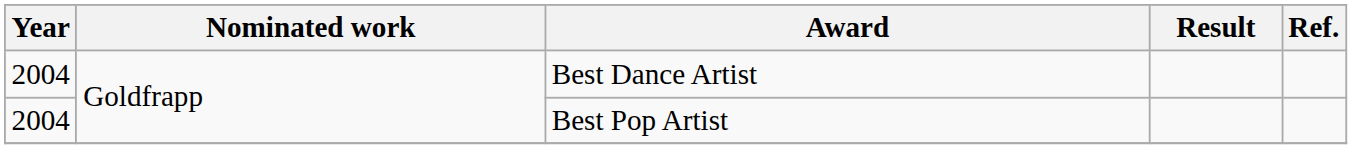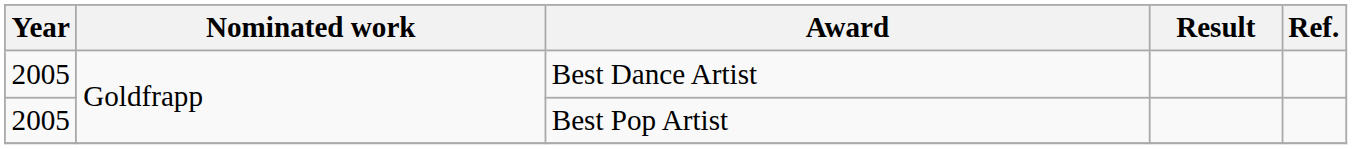(41, 73) 2004 -> (41, 73) 2005
(41, 119) 2004 -> (41, 119) 2005
